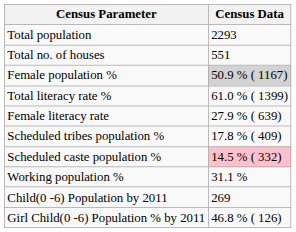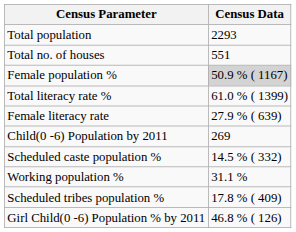rows swapped: (86, 136) <-> (87, 197)
(246, 156) pink background -> (246, 156) no background
